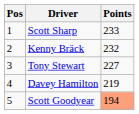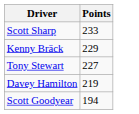- column: (15, 13)
(111, 48) 232 -> (90, 48) 229
(111, 101) lightsalmon background -> (90, 101) no background
